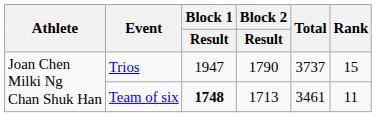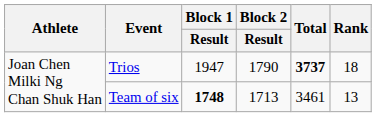(310, 67) normal -> (310, 67) bold
(351, 67) 15 -> (351, 67) 18
(351, 97) 11 -> (351, 97) 13
